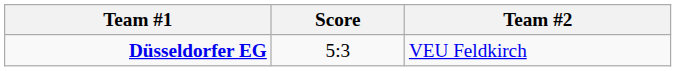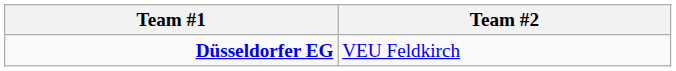- column: (338, 19)
